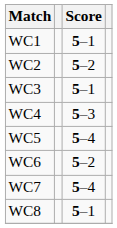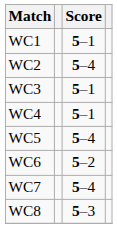(84, 65) 5–2 -> (84, 65) 5–4
(84, 114) 5–3 -> (84, 114) 5–1
(84, 211) 5–1 -> (84, 211) 5–3
